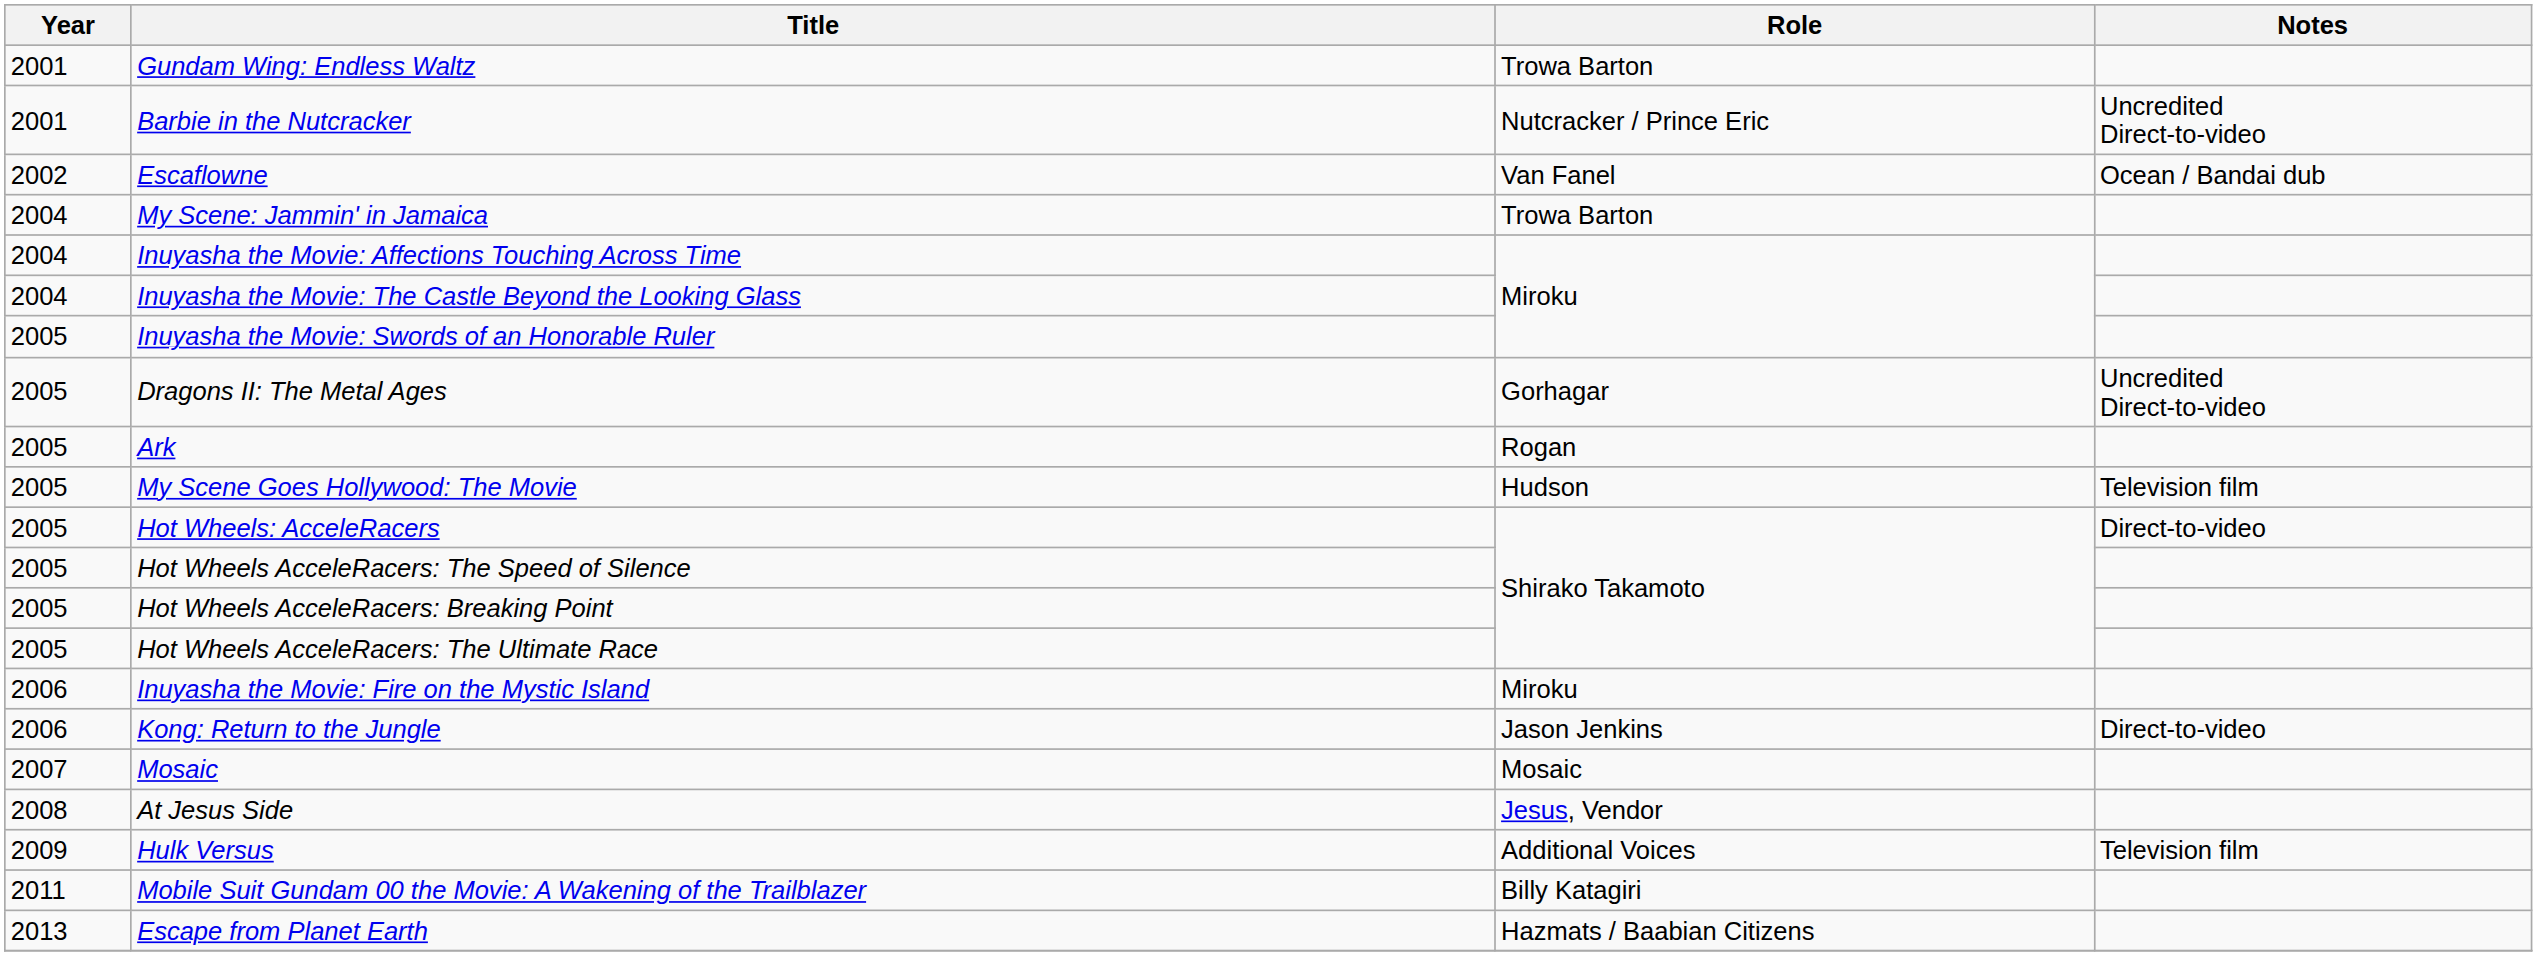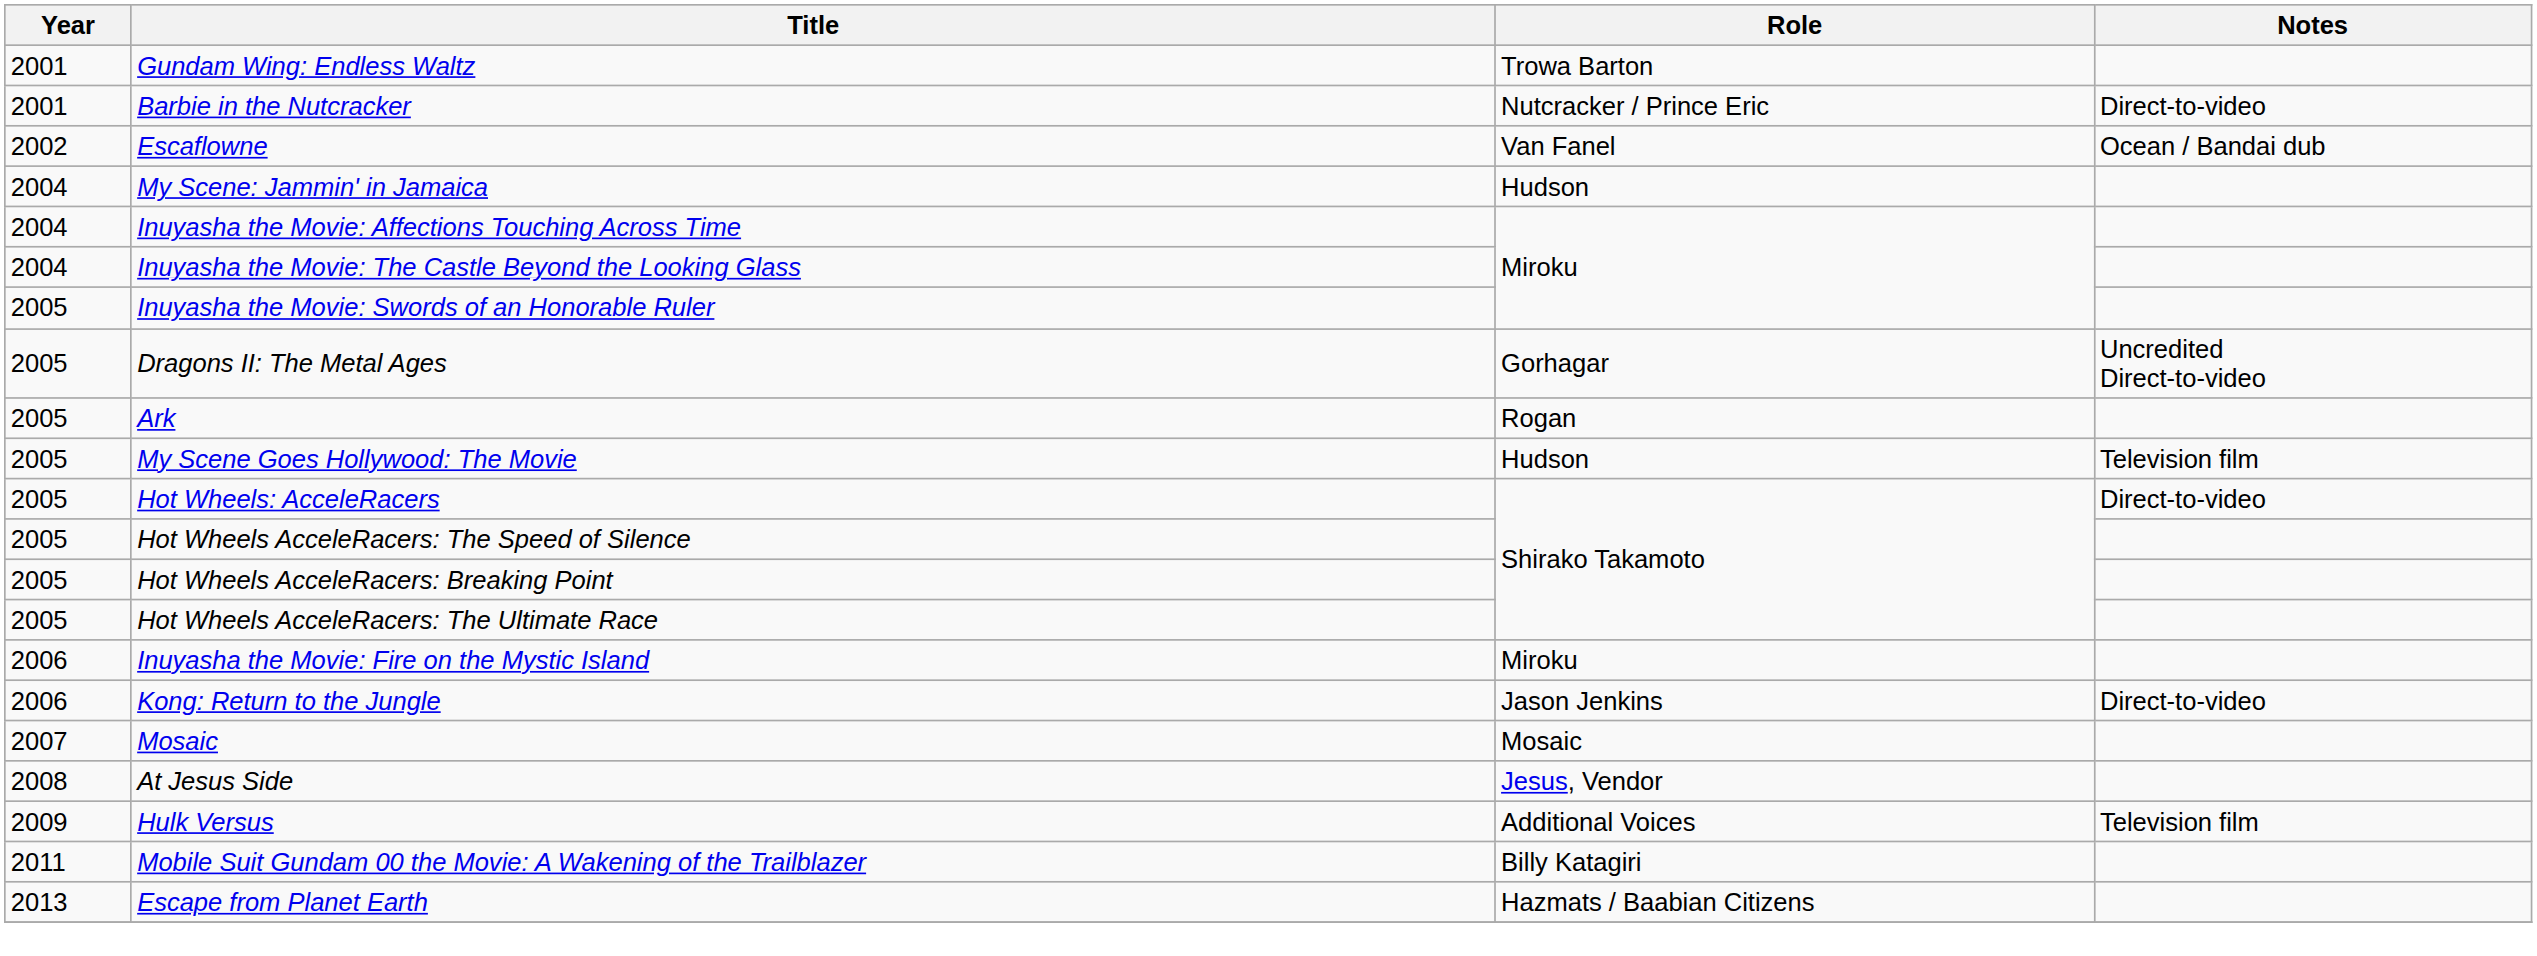(2183, 120) Uncredited Direct-to-video -> (2183, 106) Direct-to-video
(1577, 216) Trowa Barton -> (1545, 187) Hudson
